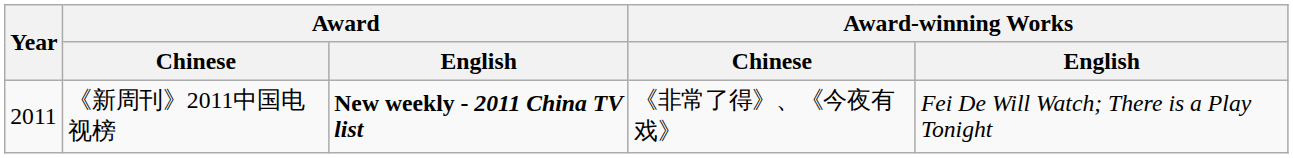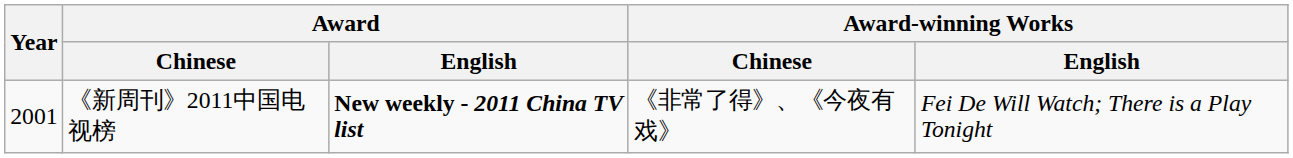(33, 116) 2011 -> (34, 116) 2001
